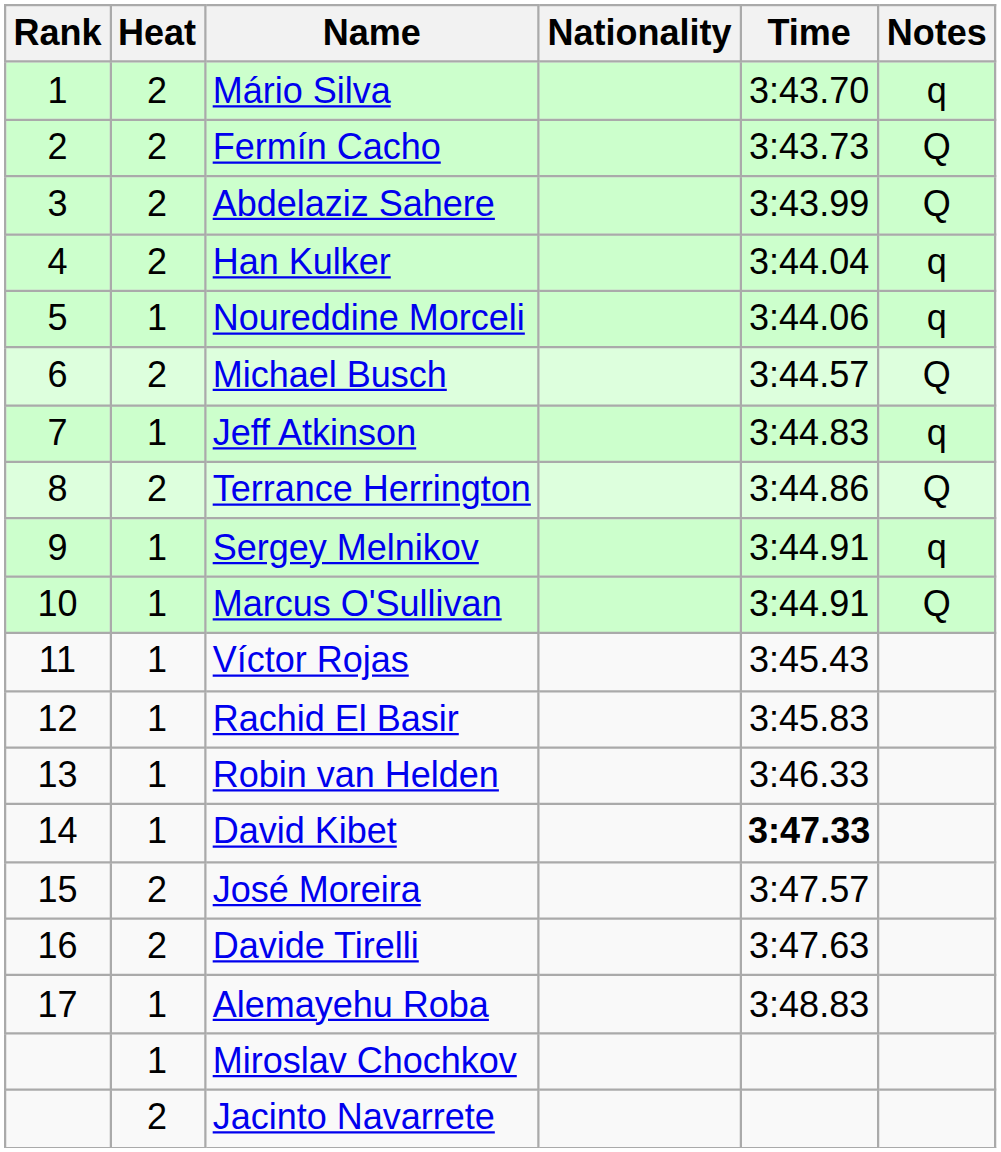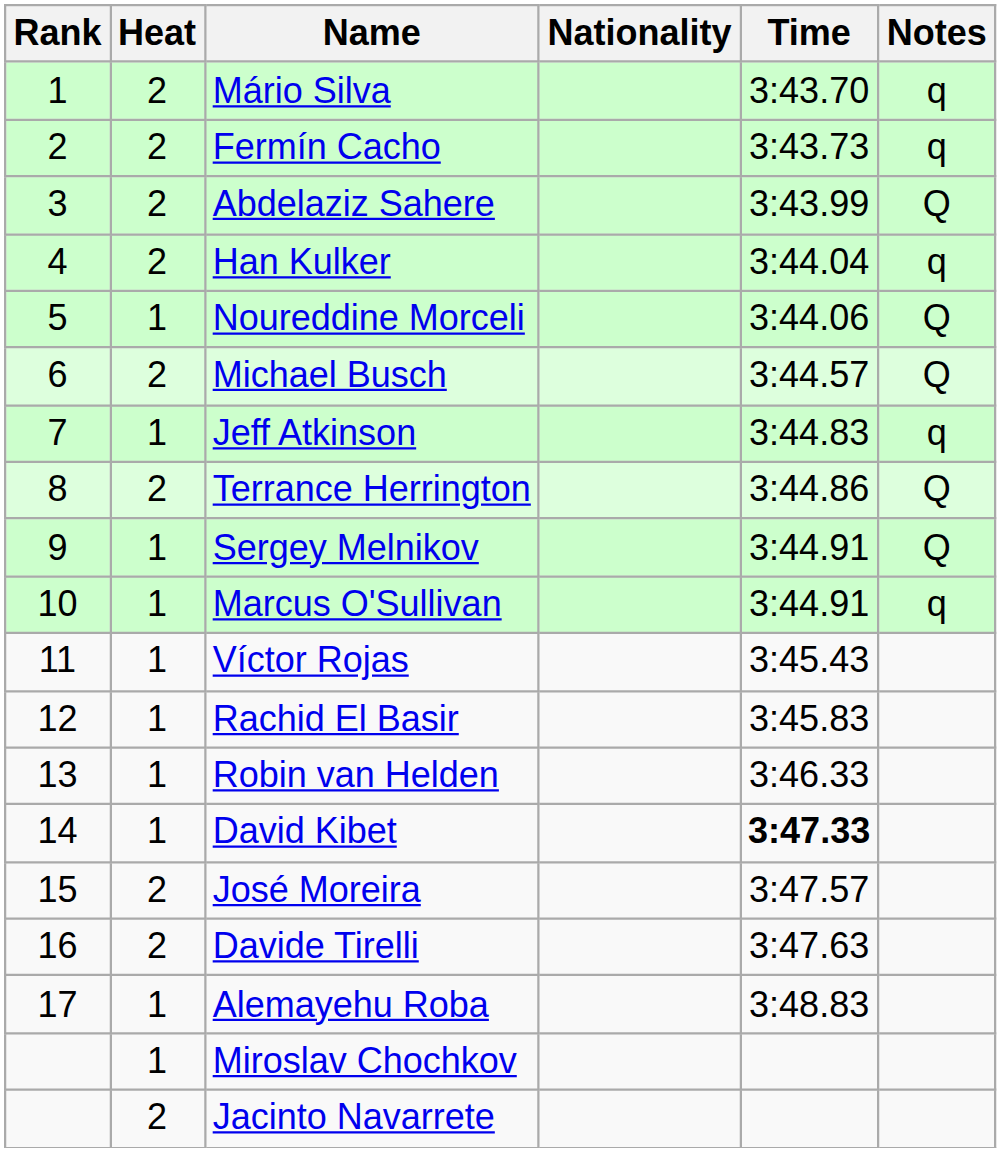(937, 147) Q -> (937, 147) q
(937, 318) q -> (937, 318) Q
(937, 546) q -> (937, 546) Q
(937, 603) Q -> (937, 603) q
